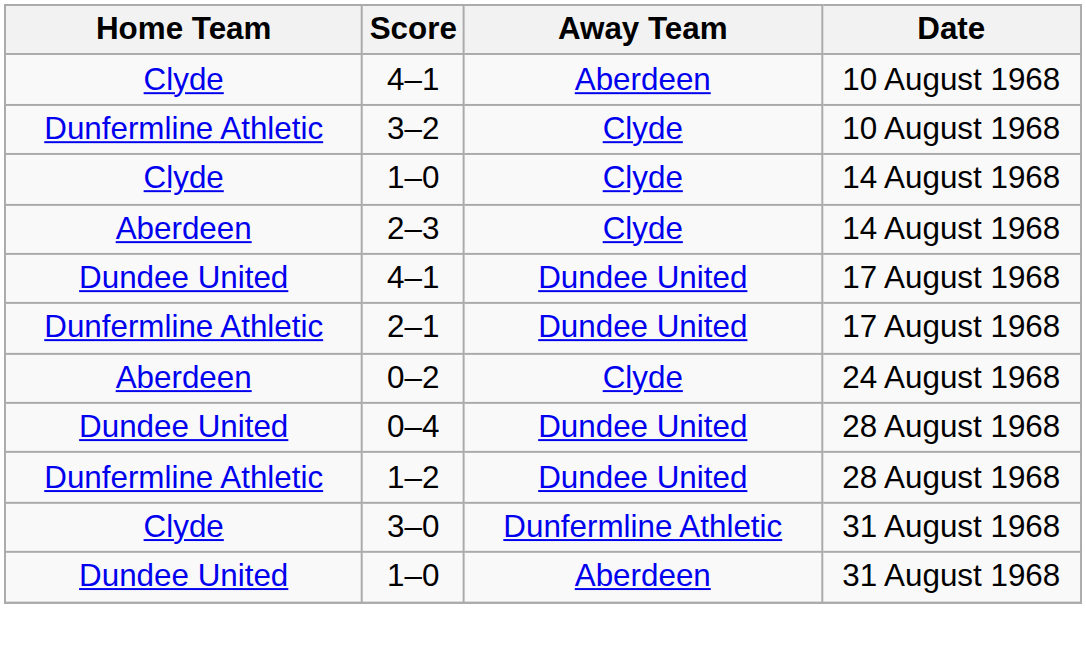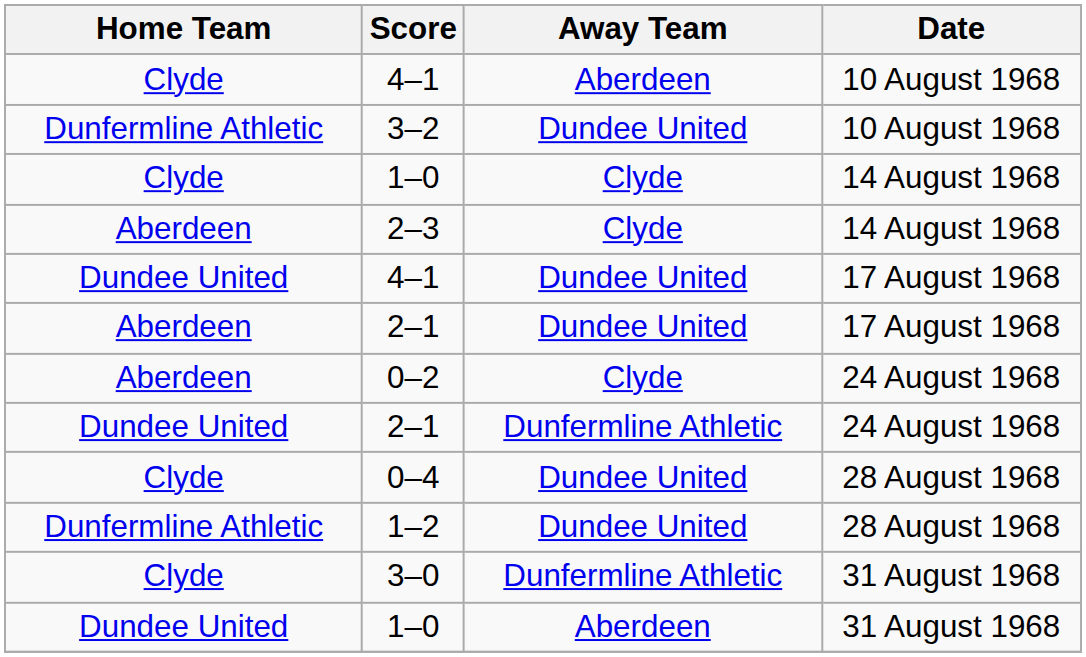(643, 128) Clyde -> (643, 128) Dundee United
(184, 327) Dunfermline Athletic -> (184, 327) Aberdeen
+ row: (413, 427)
(184, 427) Dundee United -> (184, 476) Clyde
